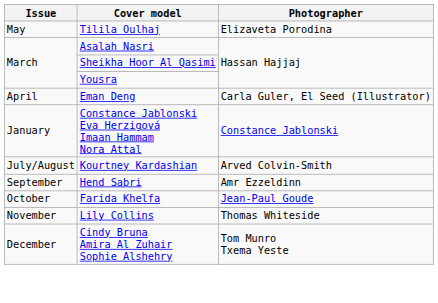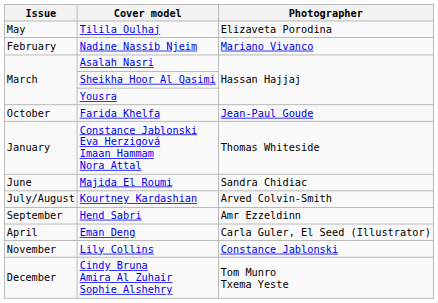+ row: (138, 46)
rows swapped: (108, 96) <-> (120, 199)
(279, 131) Constance Jablonski -> (270, 148) Thomas Whiteside
+ row: (126, 182)
(270, 216) Thomas Whiteside -> (279, 249) Constance Jablonski
